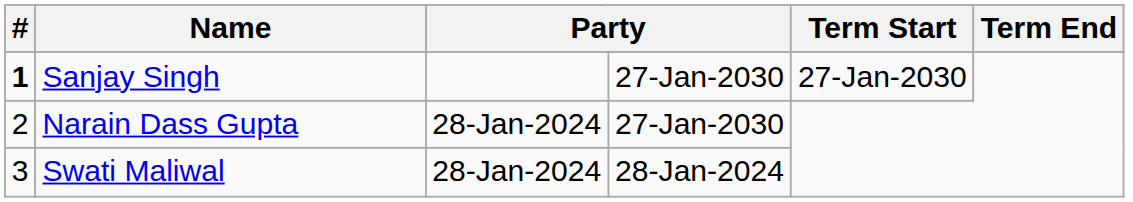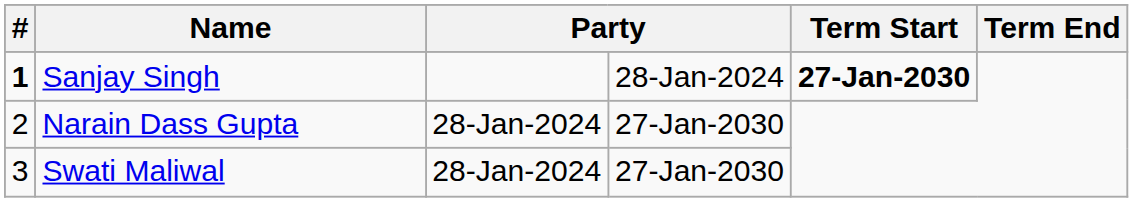(700, 76) 27-Jan-2030 -> (700, 76) 28-Jan-2024
(882, 76) normal -> (884, 76) bold
(700, 171) 28-Jan-2024 -> (700, 171) 27-Jan-2030
